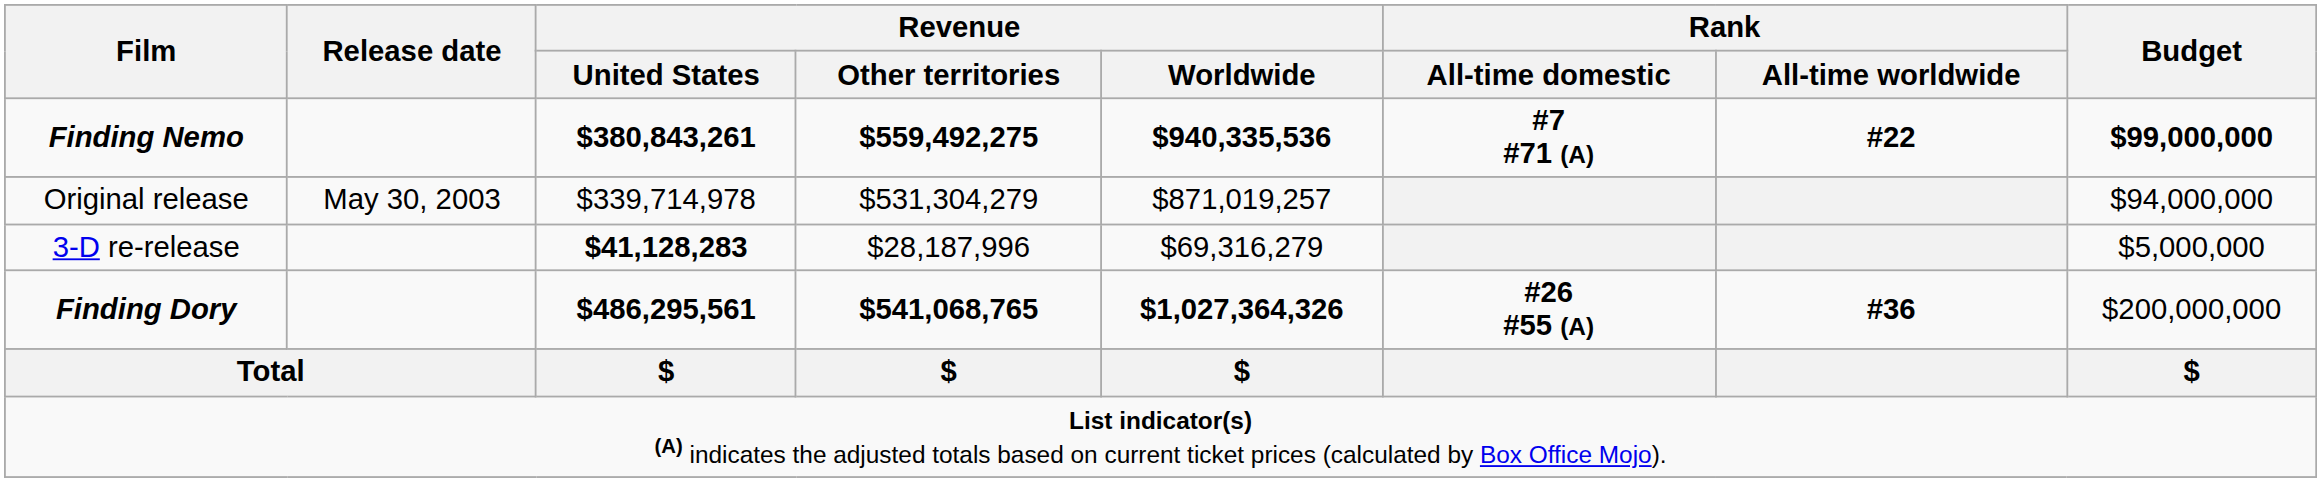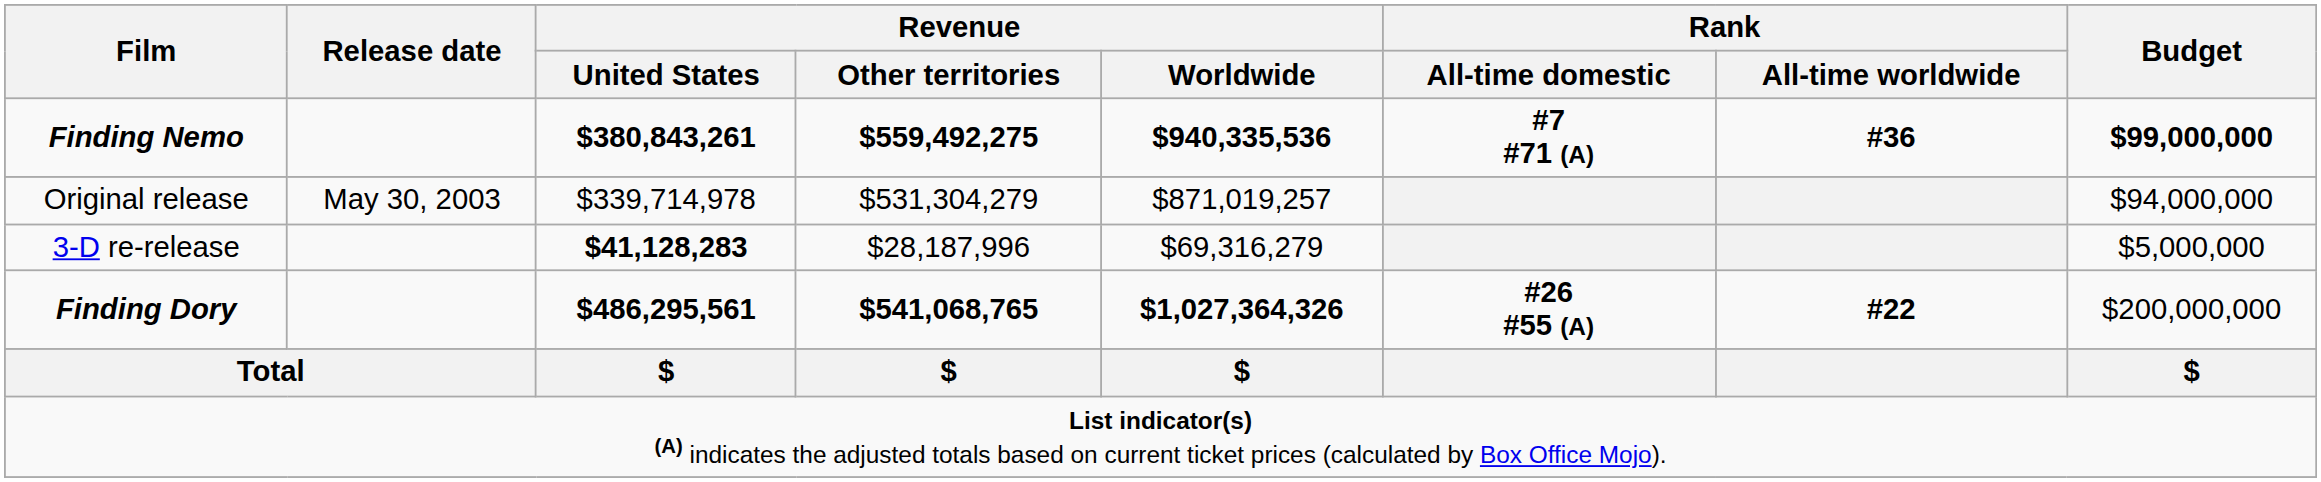(1891, 137) #22 -> (1891, 137) #36
(1891, 309) #36 -> (1891, 309) #22
